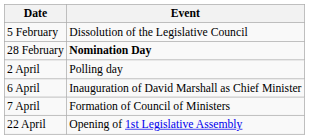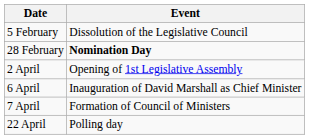(96, 69) Polling day -> (156, 69) Opening of 1st Legislative Assembly
(156, 124) Opening of 1st Legislative Assembly -> (96, 124) Polling day
